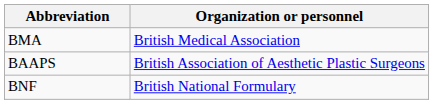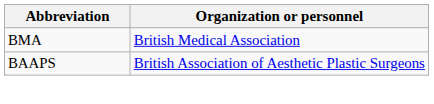- row: (22, 87)
